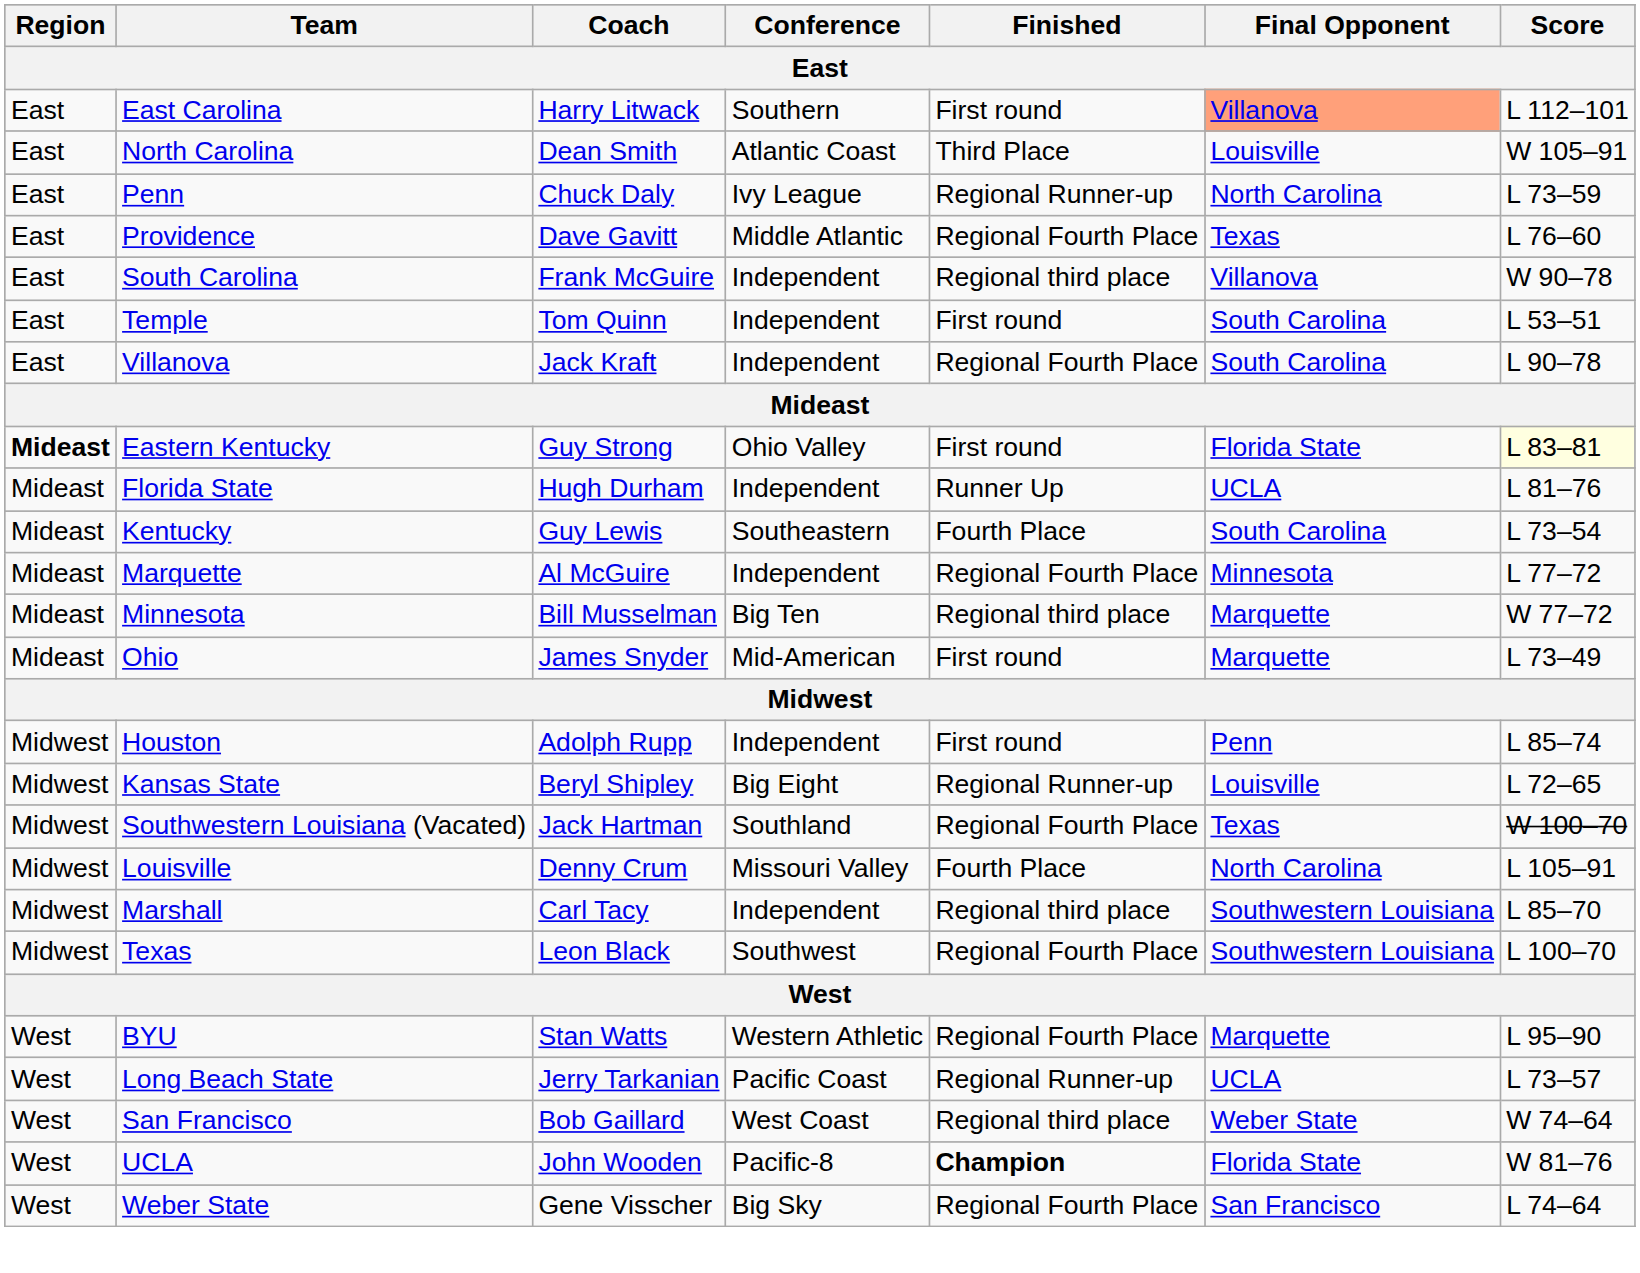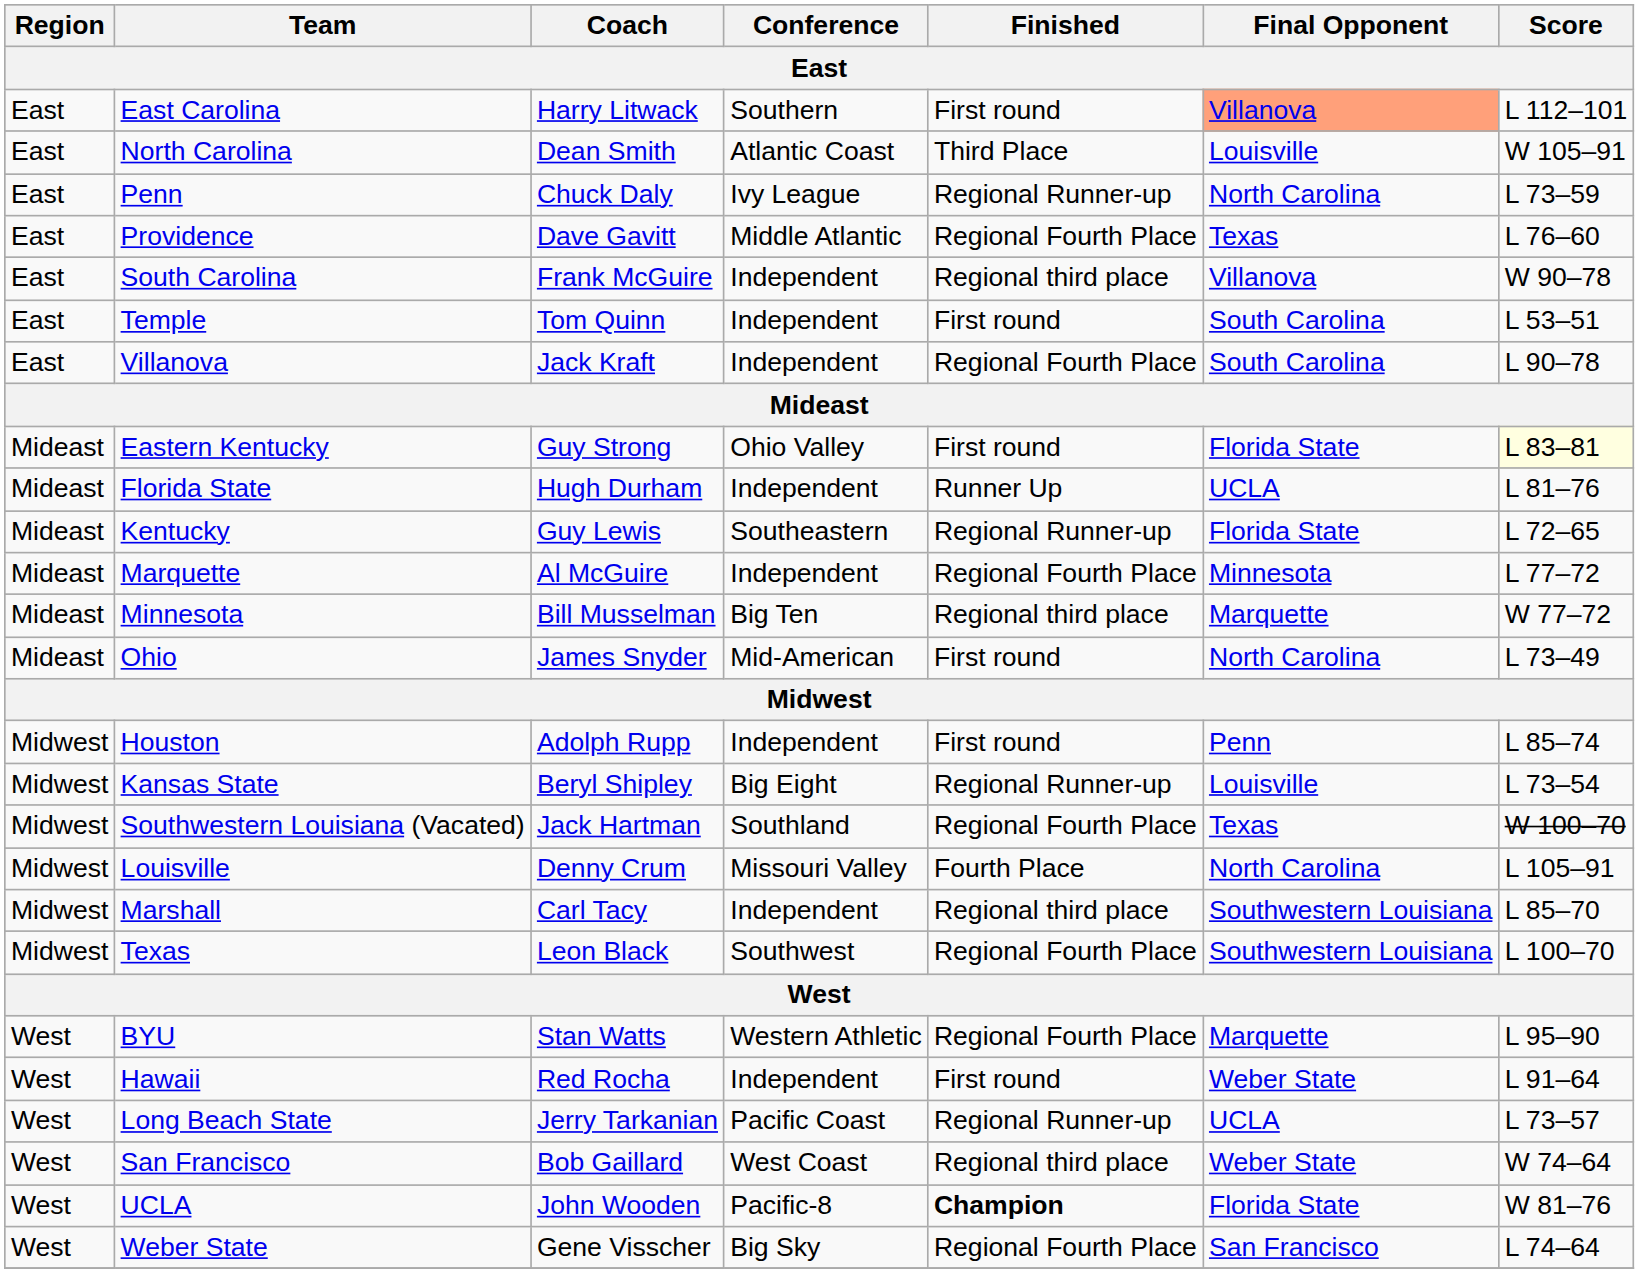(60, 446) bold -> (57, 446) normal
(1011, 531) Fourth Place -> (1053, 531) Regional Runner-up
(1298, 531) South Carolina -> (1284, 531) Florida State
(1554, 531) L 73–54 -> (1552, 531) L 72–65
(1270, 657) Marquette -> (1295, 657) North Carolina
(1554, 783) L 72–65 -> (1552, 783) L 73–54
+ row: (160, 1078)
